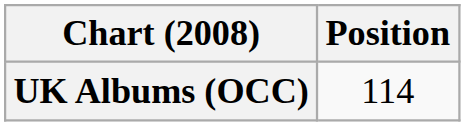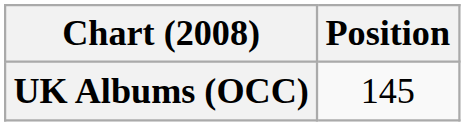(388, 90) 114 -> (388, 90) 145
